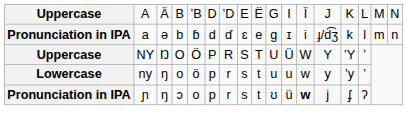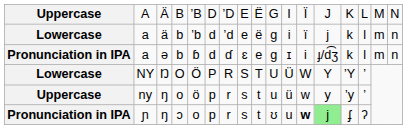+ row: (145, 34)
(69, 54) Uppercase -> (69, 74) Lowercase
(69, 74) Lowercase -> (69, 94) Uppercase
(289, 74) u -> (289, 94) ü
(289, 94) ü -> (289, 114) u
(328, 94) no background -> (328, 114) lightgreen background
